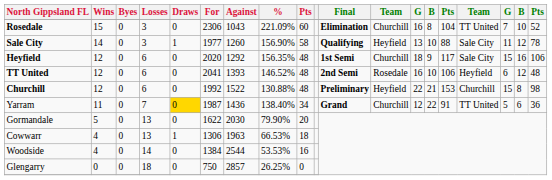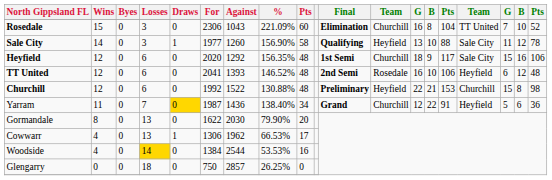(479, 104) TT United -> (476, 104) Heyfield
(96, 120) 5 -> (96, 120) 8
(235, 135) 1963 -> (235, 135) 1962
(304, 135) 18 -> (304, 135) 17
(146, 151) no background -> (146, 151) gold background
